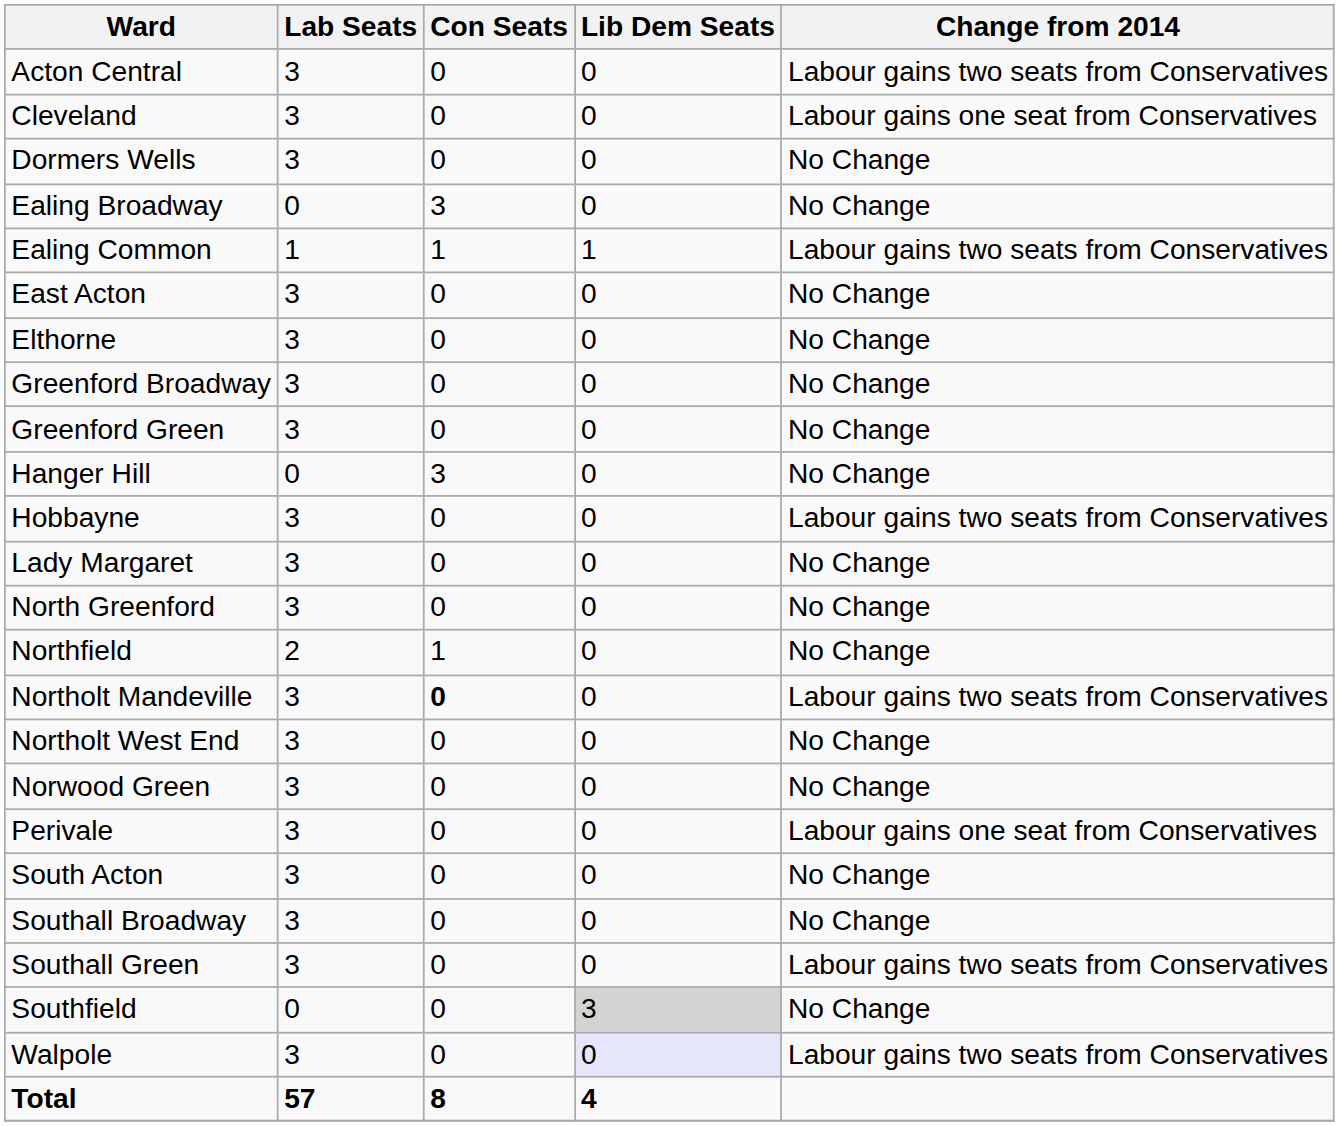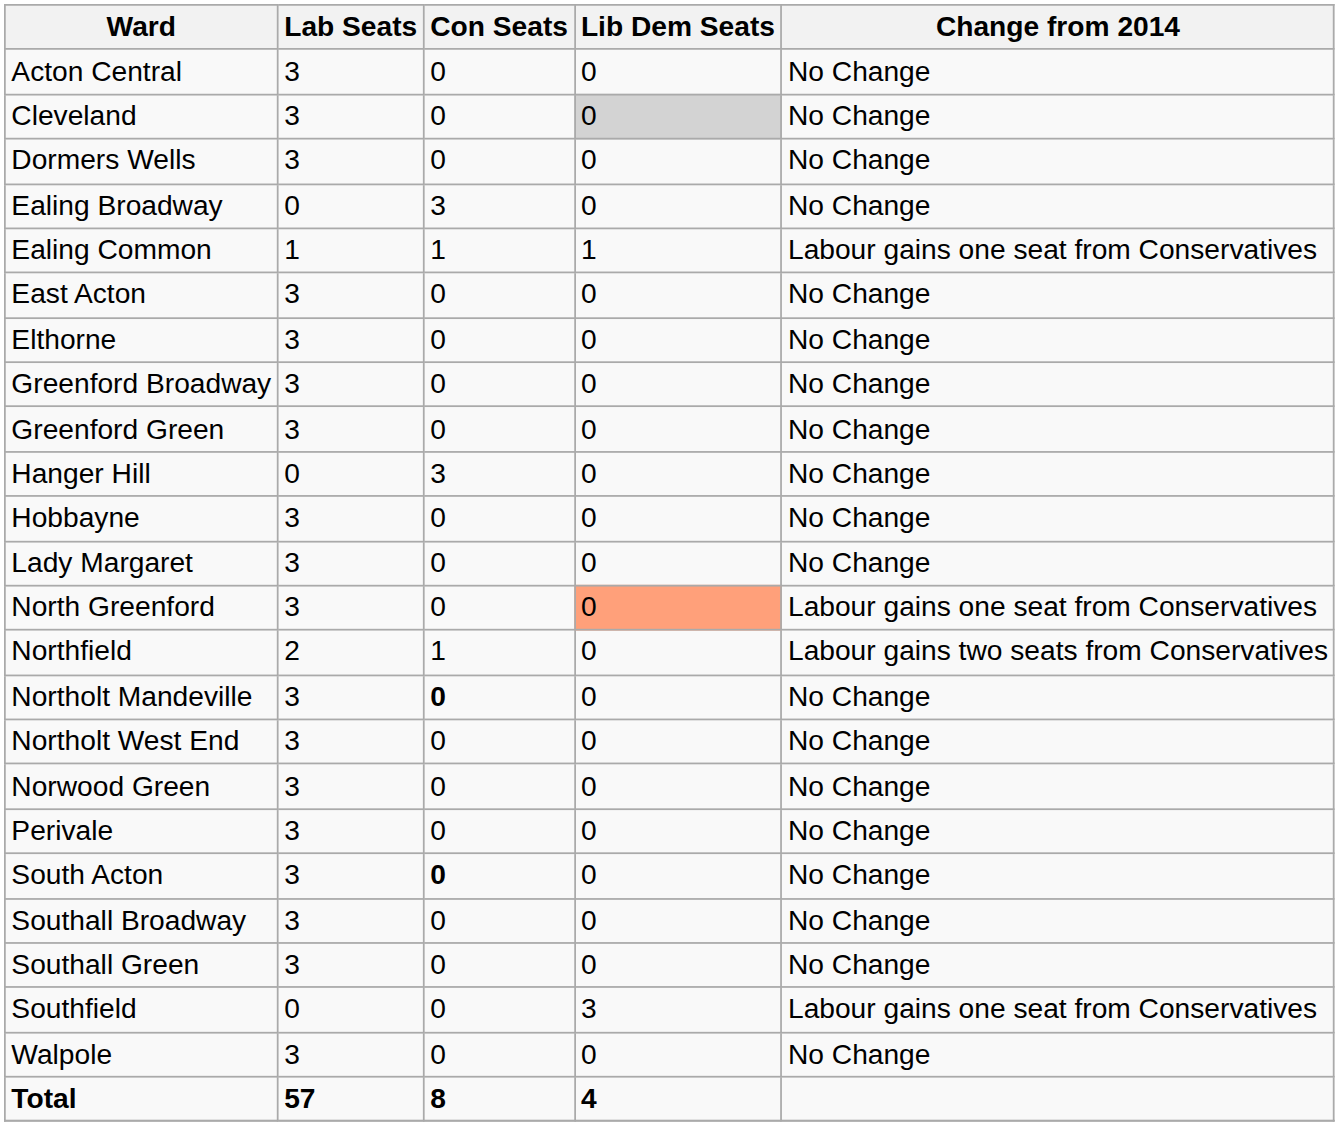(1058, 71) Labour gains two seats from Conservatives -> (859, 71) No Change
(589, 116) no background -> (589, 116) lightgrey background
(1053, 116) Labour gains one seat from Conservatives -> (859, 116) No Change
(1058, 250) Labour gains two seats from Conservatives -> (1053, 250) Labour gains one seat from Conservatives
(1058, 518) Labour gains two seats from Conservatives -> (859, 518) No Change
(589, 607) no background -> (589, 607) lightsalmon background
(859, 607) No Change -> (1053, 607) Labour gains one seat from Conservatives
(859, 652) No Change -> (1058, 652) Labour gains two seats from Conservatives
(1058, 696) Labour gains two seats from Conservatives -> (859, 696) No Change
(1053, 830) Labour gains one seat from Conservatives -> (859, 830) No Change
(438, 875) normal -> (438, 875) bold
(1058, 964) Labour gains two seats from Conservatives -> (859, 964) No Change
(589, 1009) lightgrey background -> (589, 1009) no background
(859, 1009) No Change -> (1053, 1009) Labour gains one seat from Conservatives
(589, 1054) lavender background -> (589, 1054) no background
(1058, 1054) Labour gains two seats from Conservatives -> (859, 1054) No Change
